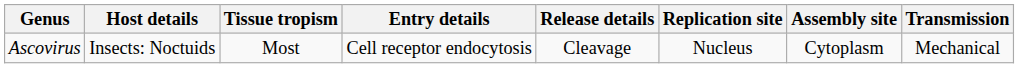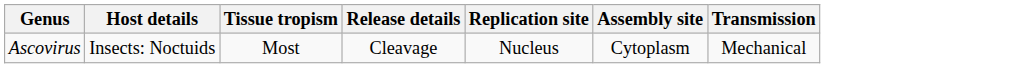- column: (439, 18)
